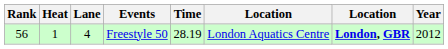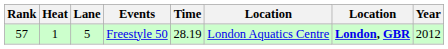(22, 34) 56 -> (22, 34) 57
(87, 34) 4 -> (87, 34) 5
